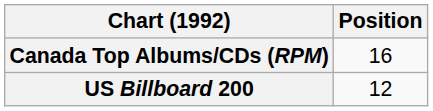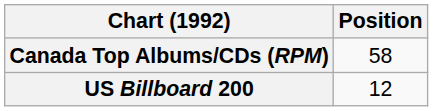(381, 55) 16 -> (381, 55) 58
